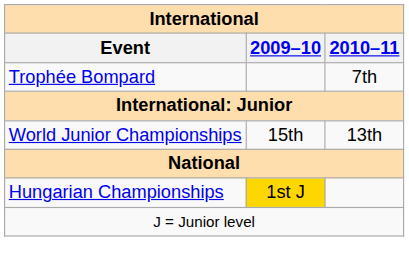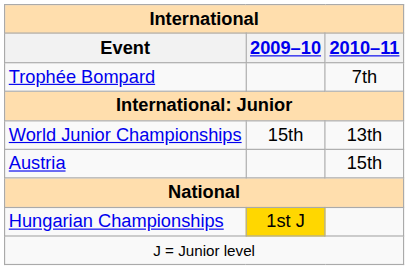+ row: (37, 163)
